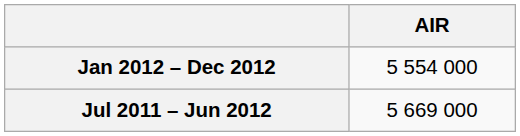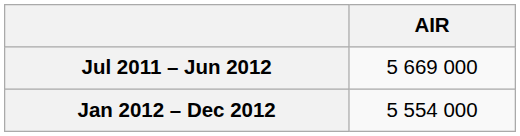rows swapped: (177, 67) <-> (177, 110)
